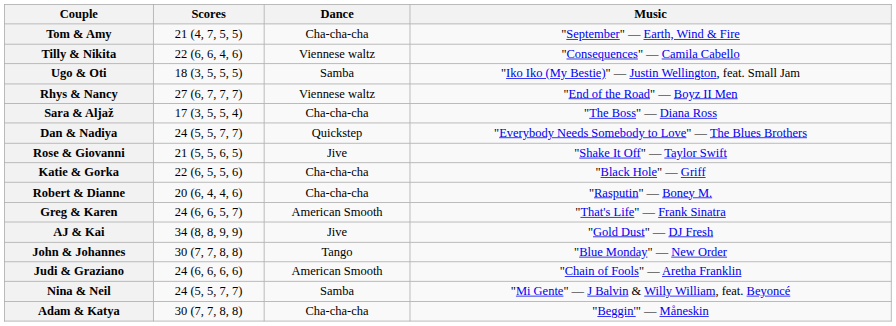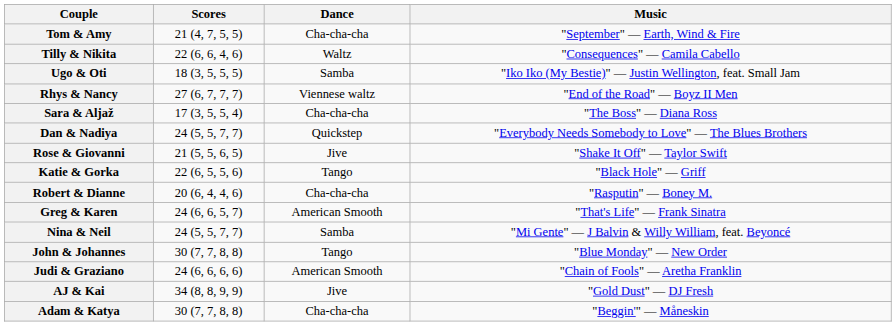(337, 53) Viennese waltz -> (337, 53) Waltz
(337, 172) Cha-cha-cha -> (337, 172) Tango
rows swapped: (79, 291) <-> (79, 232)
